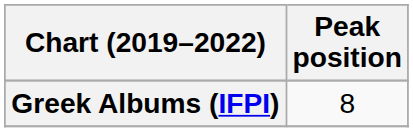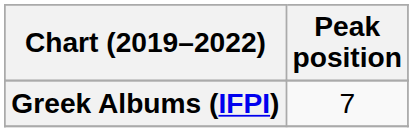(347, 103) 8 -> (347, 103) 7
